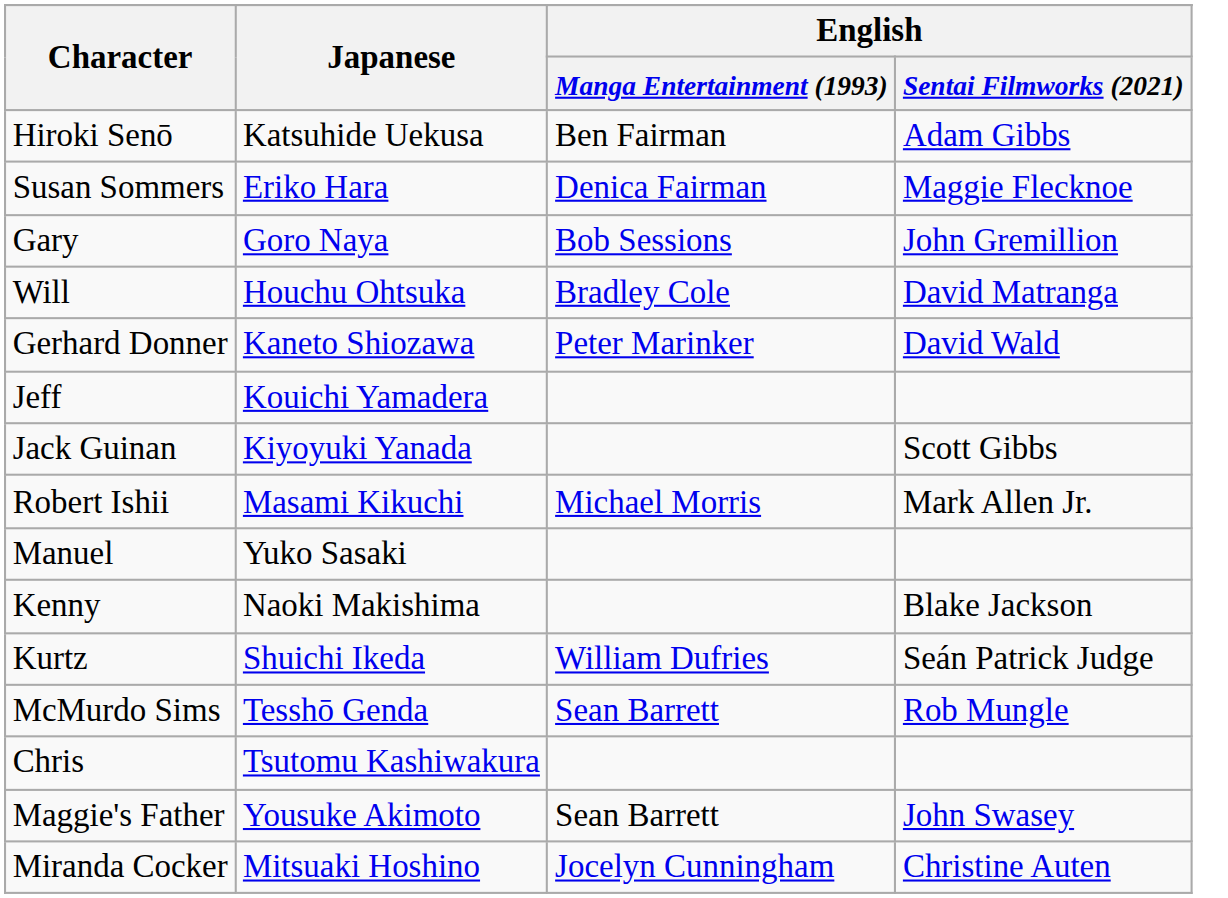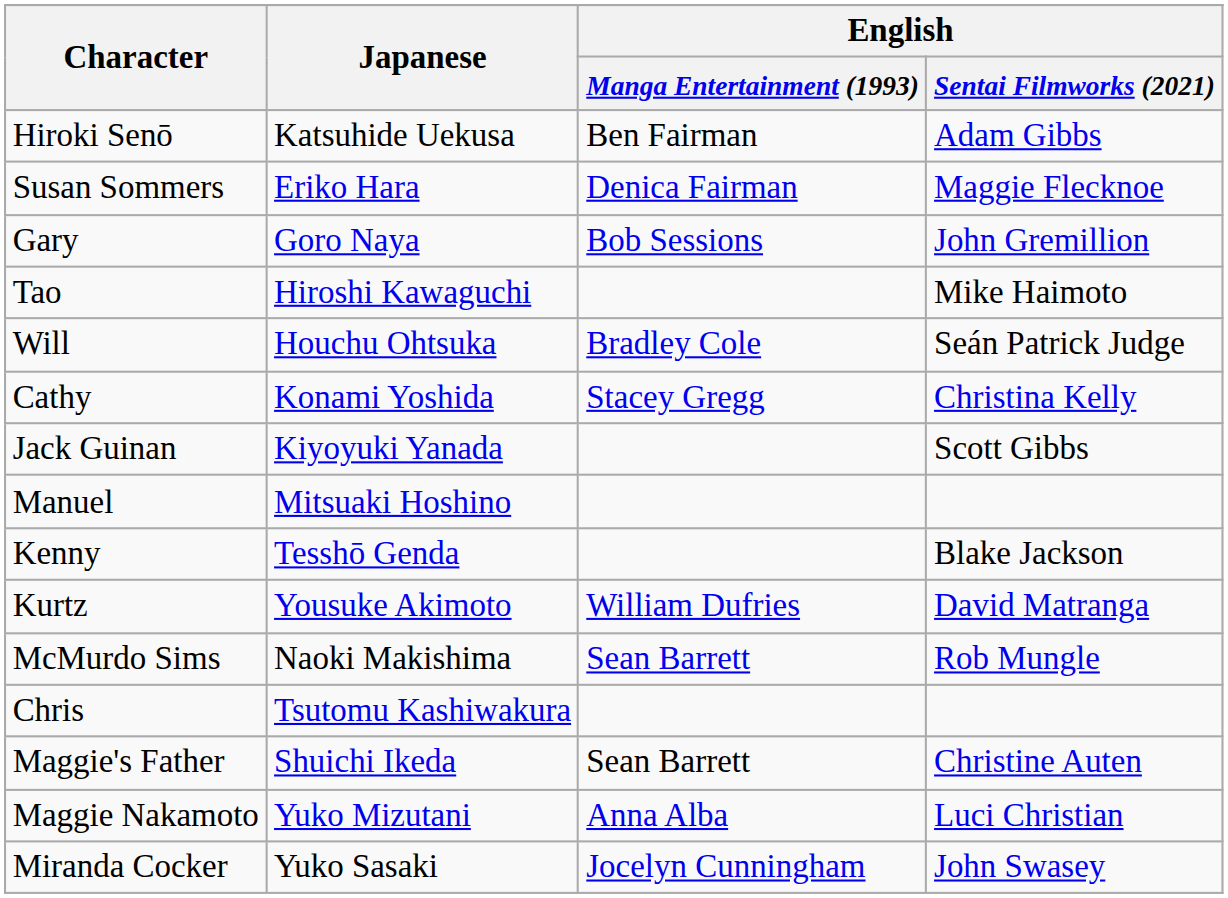+ row: (37, 291)
(1010, 291) David Matranga -> (1059, 344) Seán Patrick Judge
- row: (120, 344)
+ row: (52, 396)
- row: (37, 396)
- row: (91, 501)
(325, 553) Yuko Sasaki -> (393, 501) Mitsuaki Hoshino
(361, 605) Naoki Makishima -> (367, 553) Tesshō Genda
(334, 657) Shuichi Ikeda -> (393, 605) Yousuke Akimoto
(1028, 657) Seán Patrick Judge -> (1042, 605) David Matranga
(336, 710) Tesshō Genda -> (393, 657) Naoki Makishima
(362, 814) Yousuke Akimoto -> (365, 762) Shuichi Ikeda
(989, 814) John Swasey -> (1038, 762) Christine Auten
+ row: (136, 814)
(361, 866) Mitsuaki Hoshino -> (356, 866) Yuko Sasaki
(1007, 866) Christine Auten -> (1020, 866) John Swasey
